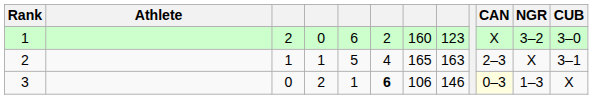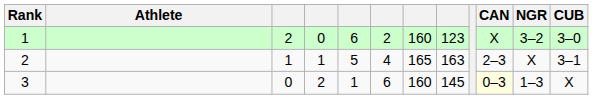(387, 82) bold -> (387, 82) normal
(420, 82) 106 -> (420, 82) 160
(453, 82) 146 -> (453, 82) 145
